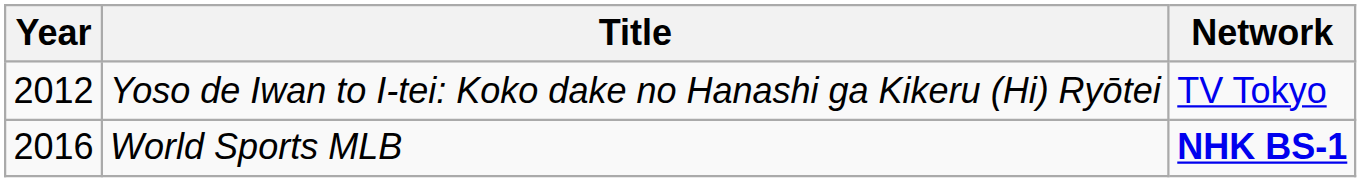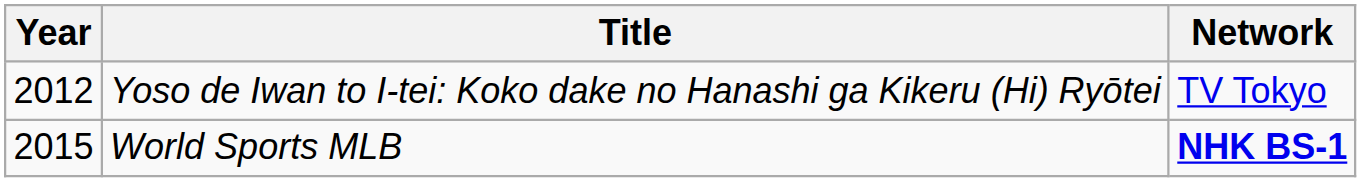(53, 147) 2016 -> (53, 147) 2015
